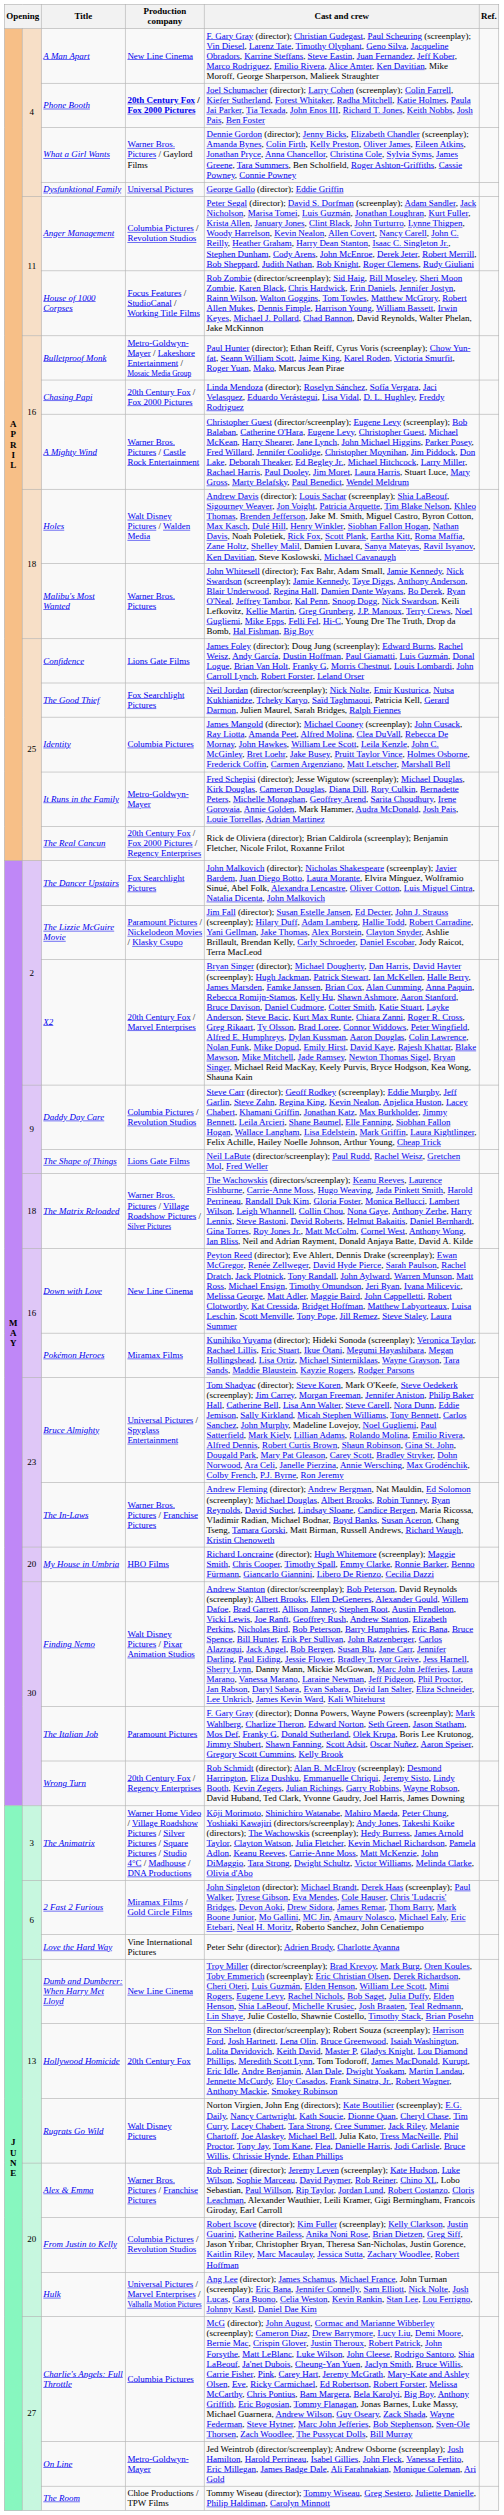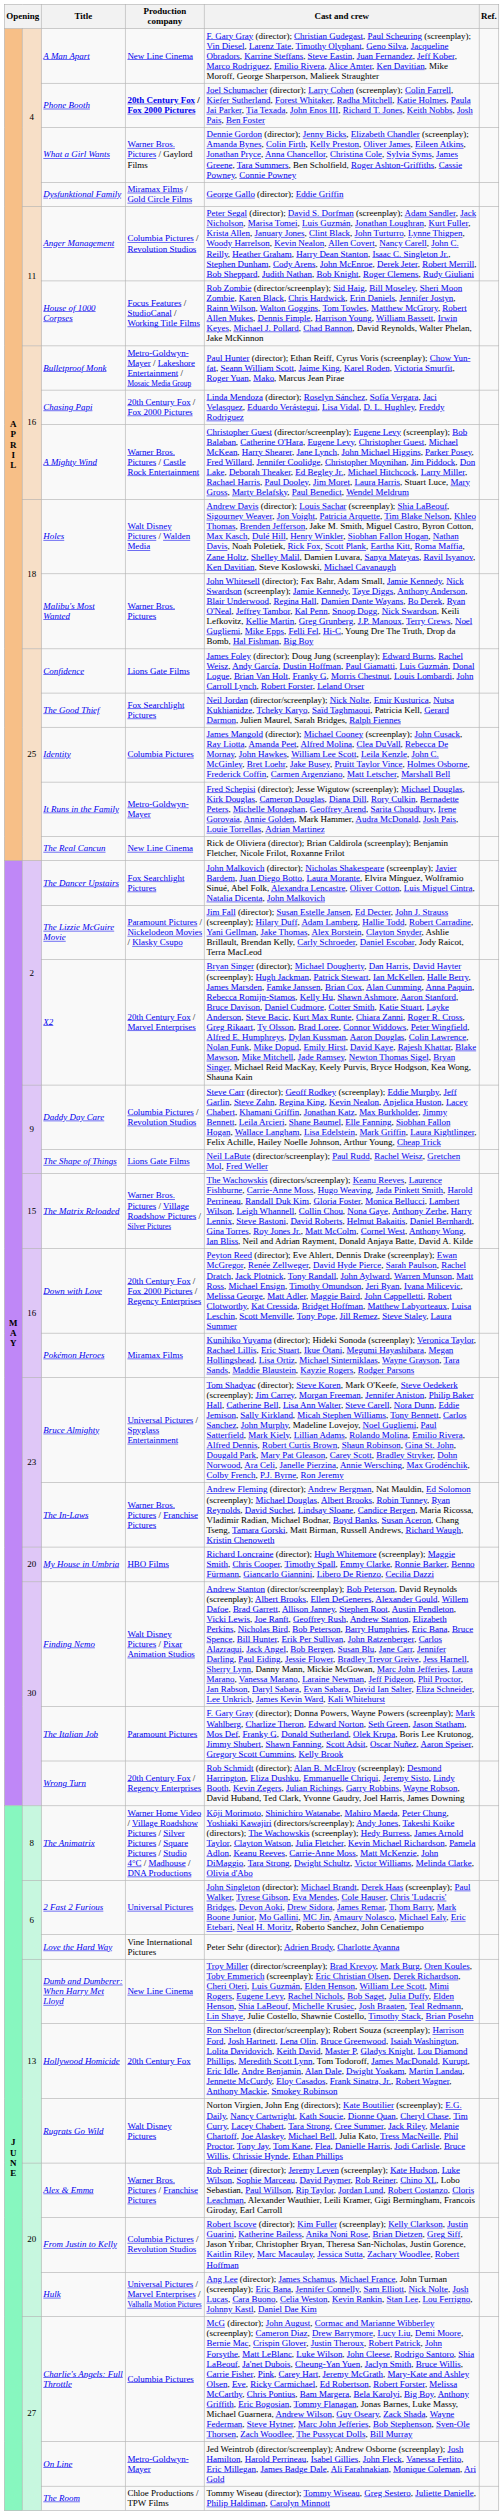(160, 189) Universal Pictures -> (160, 194) Miramax Films / Gold Circle Films
(164, 843) 20th Century Fox / Fox 2000 Pictures / Regency Enterprises -> (160, 848) New Line Cinema
(32, 1211) 18 -> (32, 1211) 15
(160, 1290) New Line Cinema -> (164, 1290) 20th Century Fox / Fox 2000 Pictures / Regency Enterprises
(32, 1843) 3 -> (32, 1843) 8
(160, 1907) Miramax Films / Gold Circle Films -> (160, 1907) Universal Pictures
